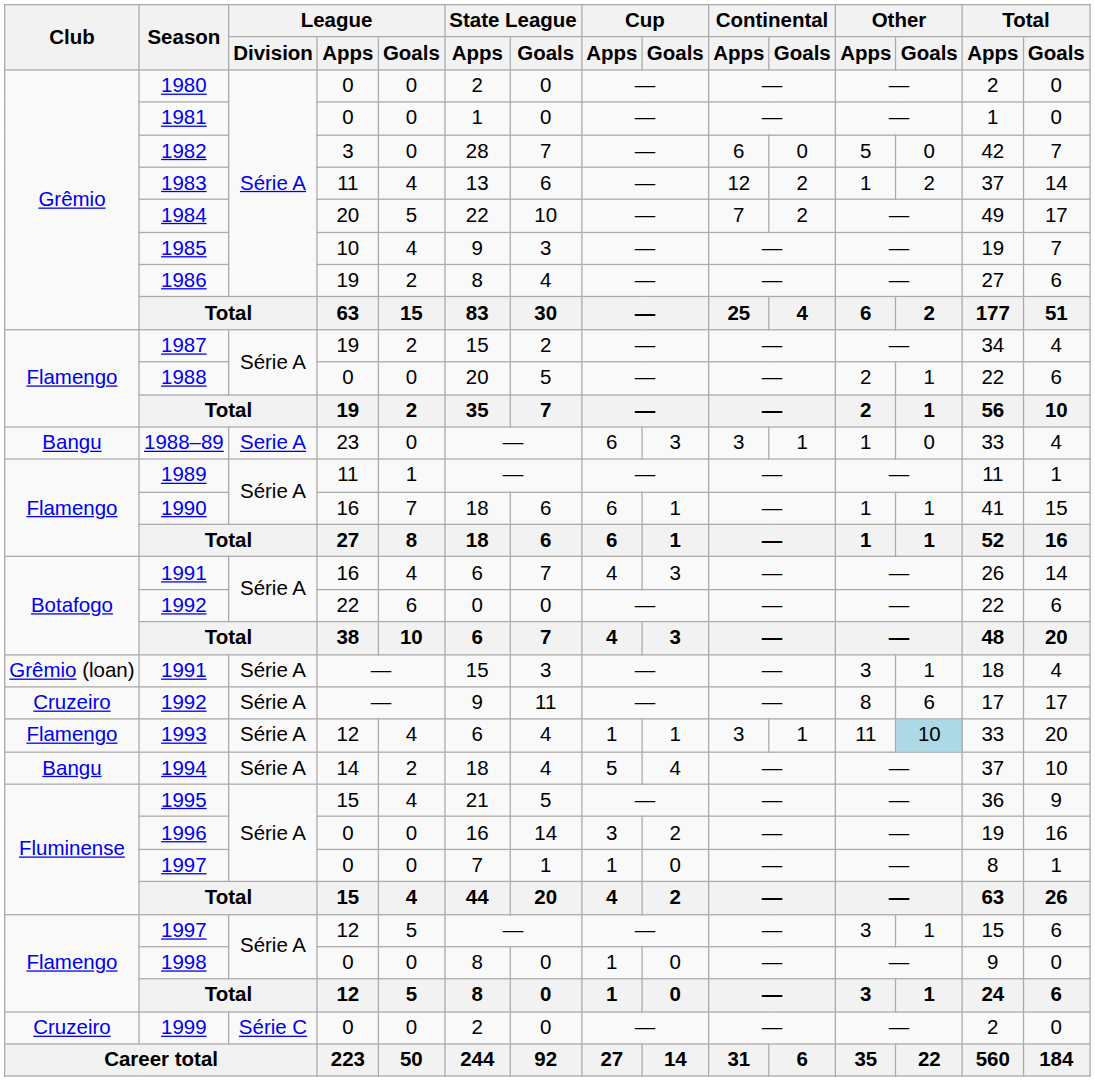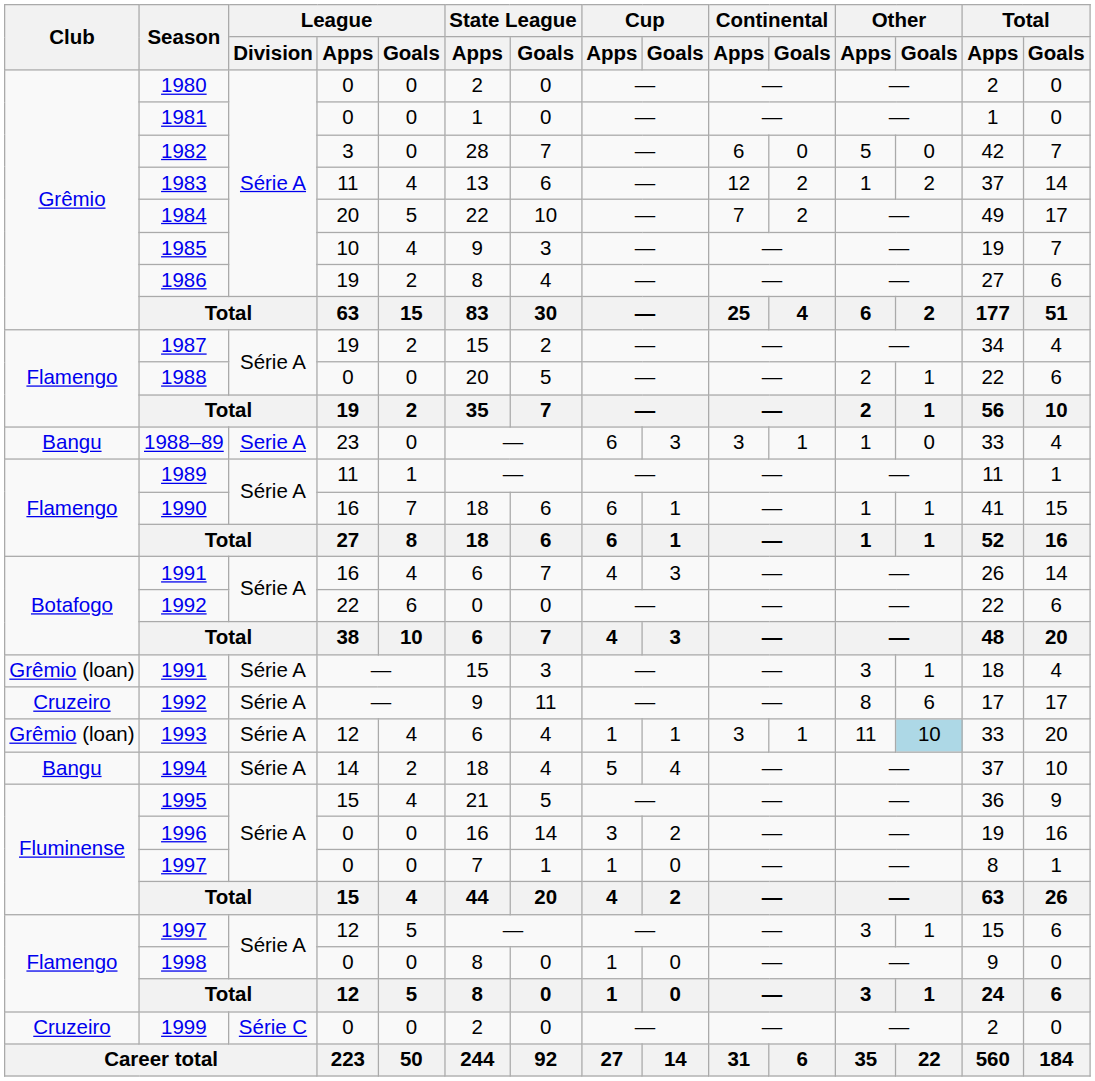(72, 735) Flamengo -> (72, 735) Grêmio (loan)
